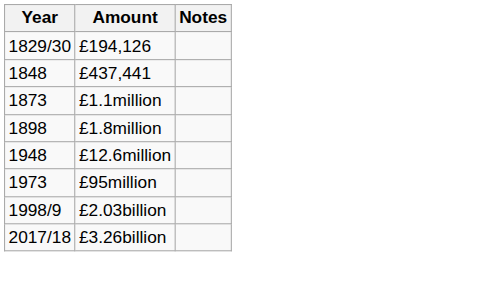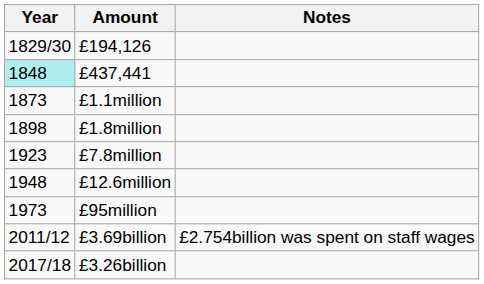(28, 73) no background -> (28, 73) paleturquoise background
+ row: (120, 155)
- row: (123, 210)
+ row: (123, 237)
